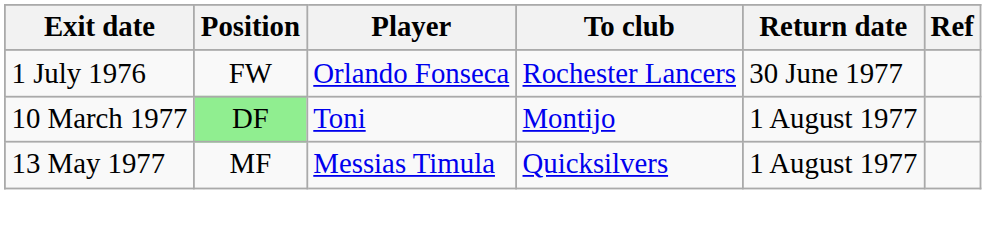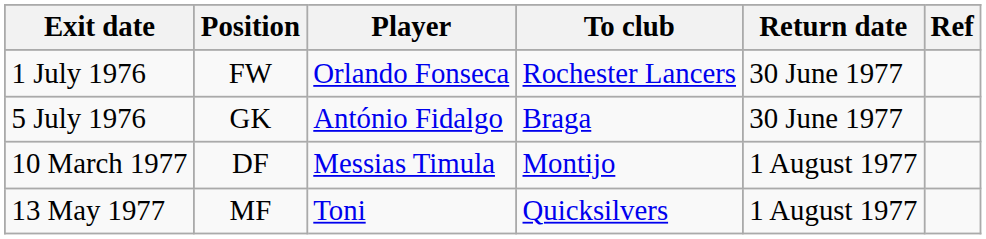+ row: (79, 118)
(250, 118) lightgreen background -> (250, 164) no background
(339, 118) Toni -> (404, 164) Messias Timula
(404, 164) Messias Timula -> (339, 210) Toni
